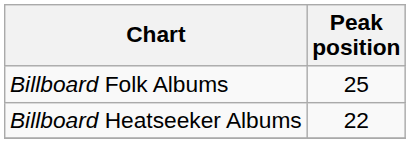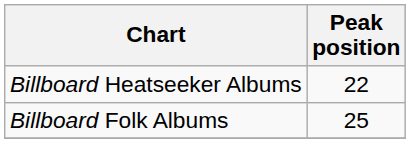rows swapped: (156, 120) <-> (119, 84)
